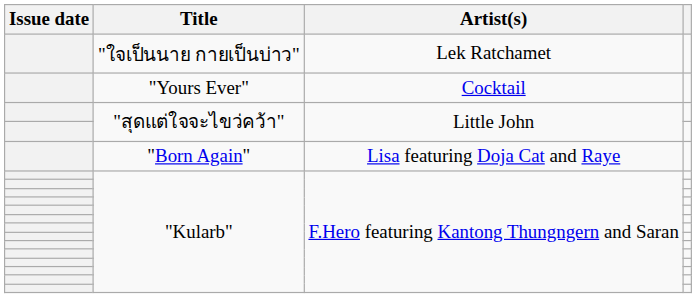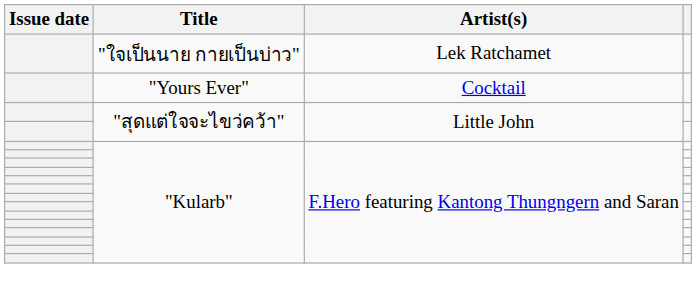- row: (199, 155)
